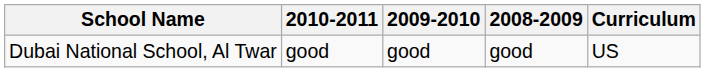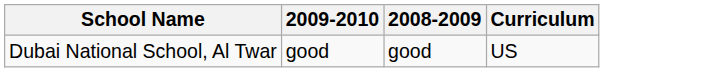- column: (332, 19)
